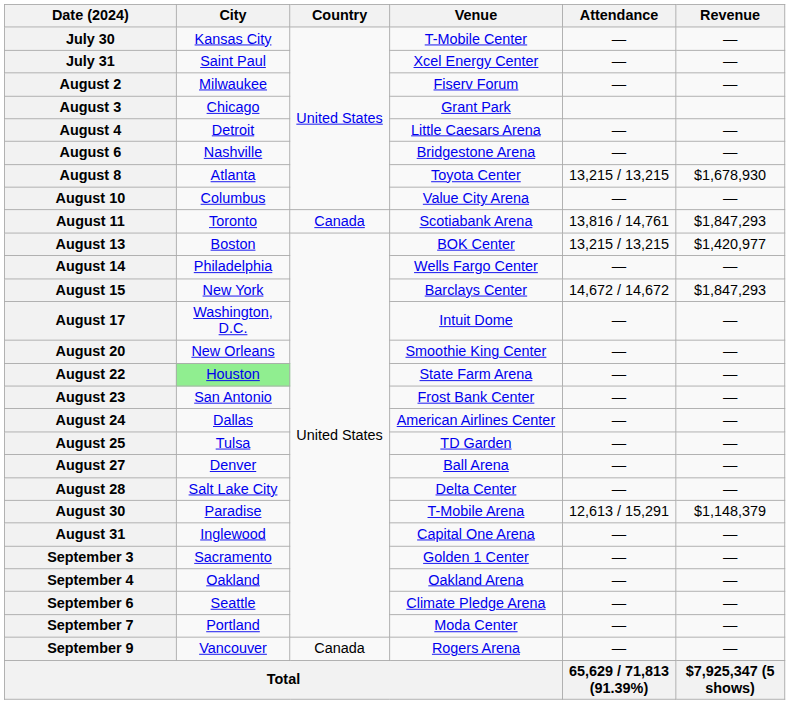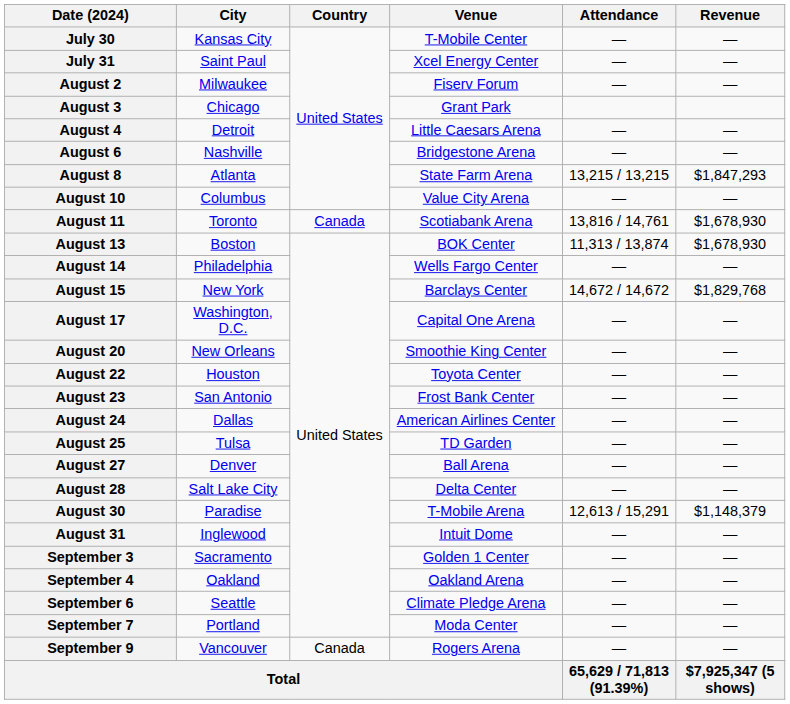(476, 175) Toyota Center -> (476, 175) State Farm Arena
(730, 175) $1,678,930 -> (730, 175) $1,847,293
(730, 221) $1,847,293 -> (730, 221) $1,678,930
(619, 244) 13,215 / 13,215 -> (619, 244) 11,313 / 13,874
(730, 244) $1,420,977 -> (730, 244) $1,678,930
(730, 289) $1,847,293 -> (730, 289) $1,829,768
(476, 320) Intuit Dome -> (476, 320) Capital One Arena
(233, 374) lightgreen background -> (233, 374) no background
(476, 374) State Farm Arena -> (476, 374) Toyota Center
(476, 534) Capital One Arena -> (476, 534) Intuit Dome
